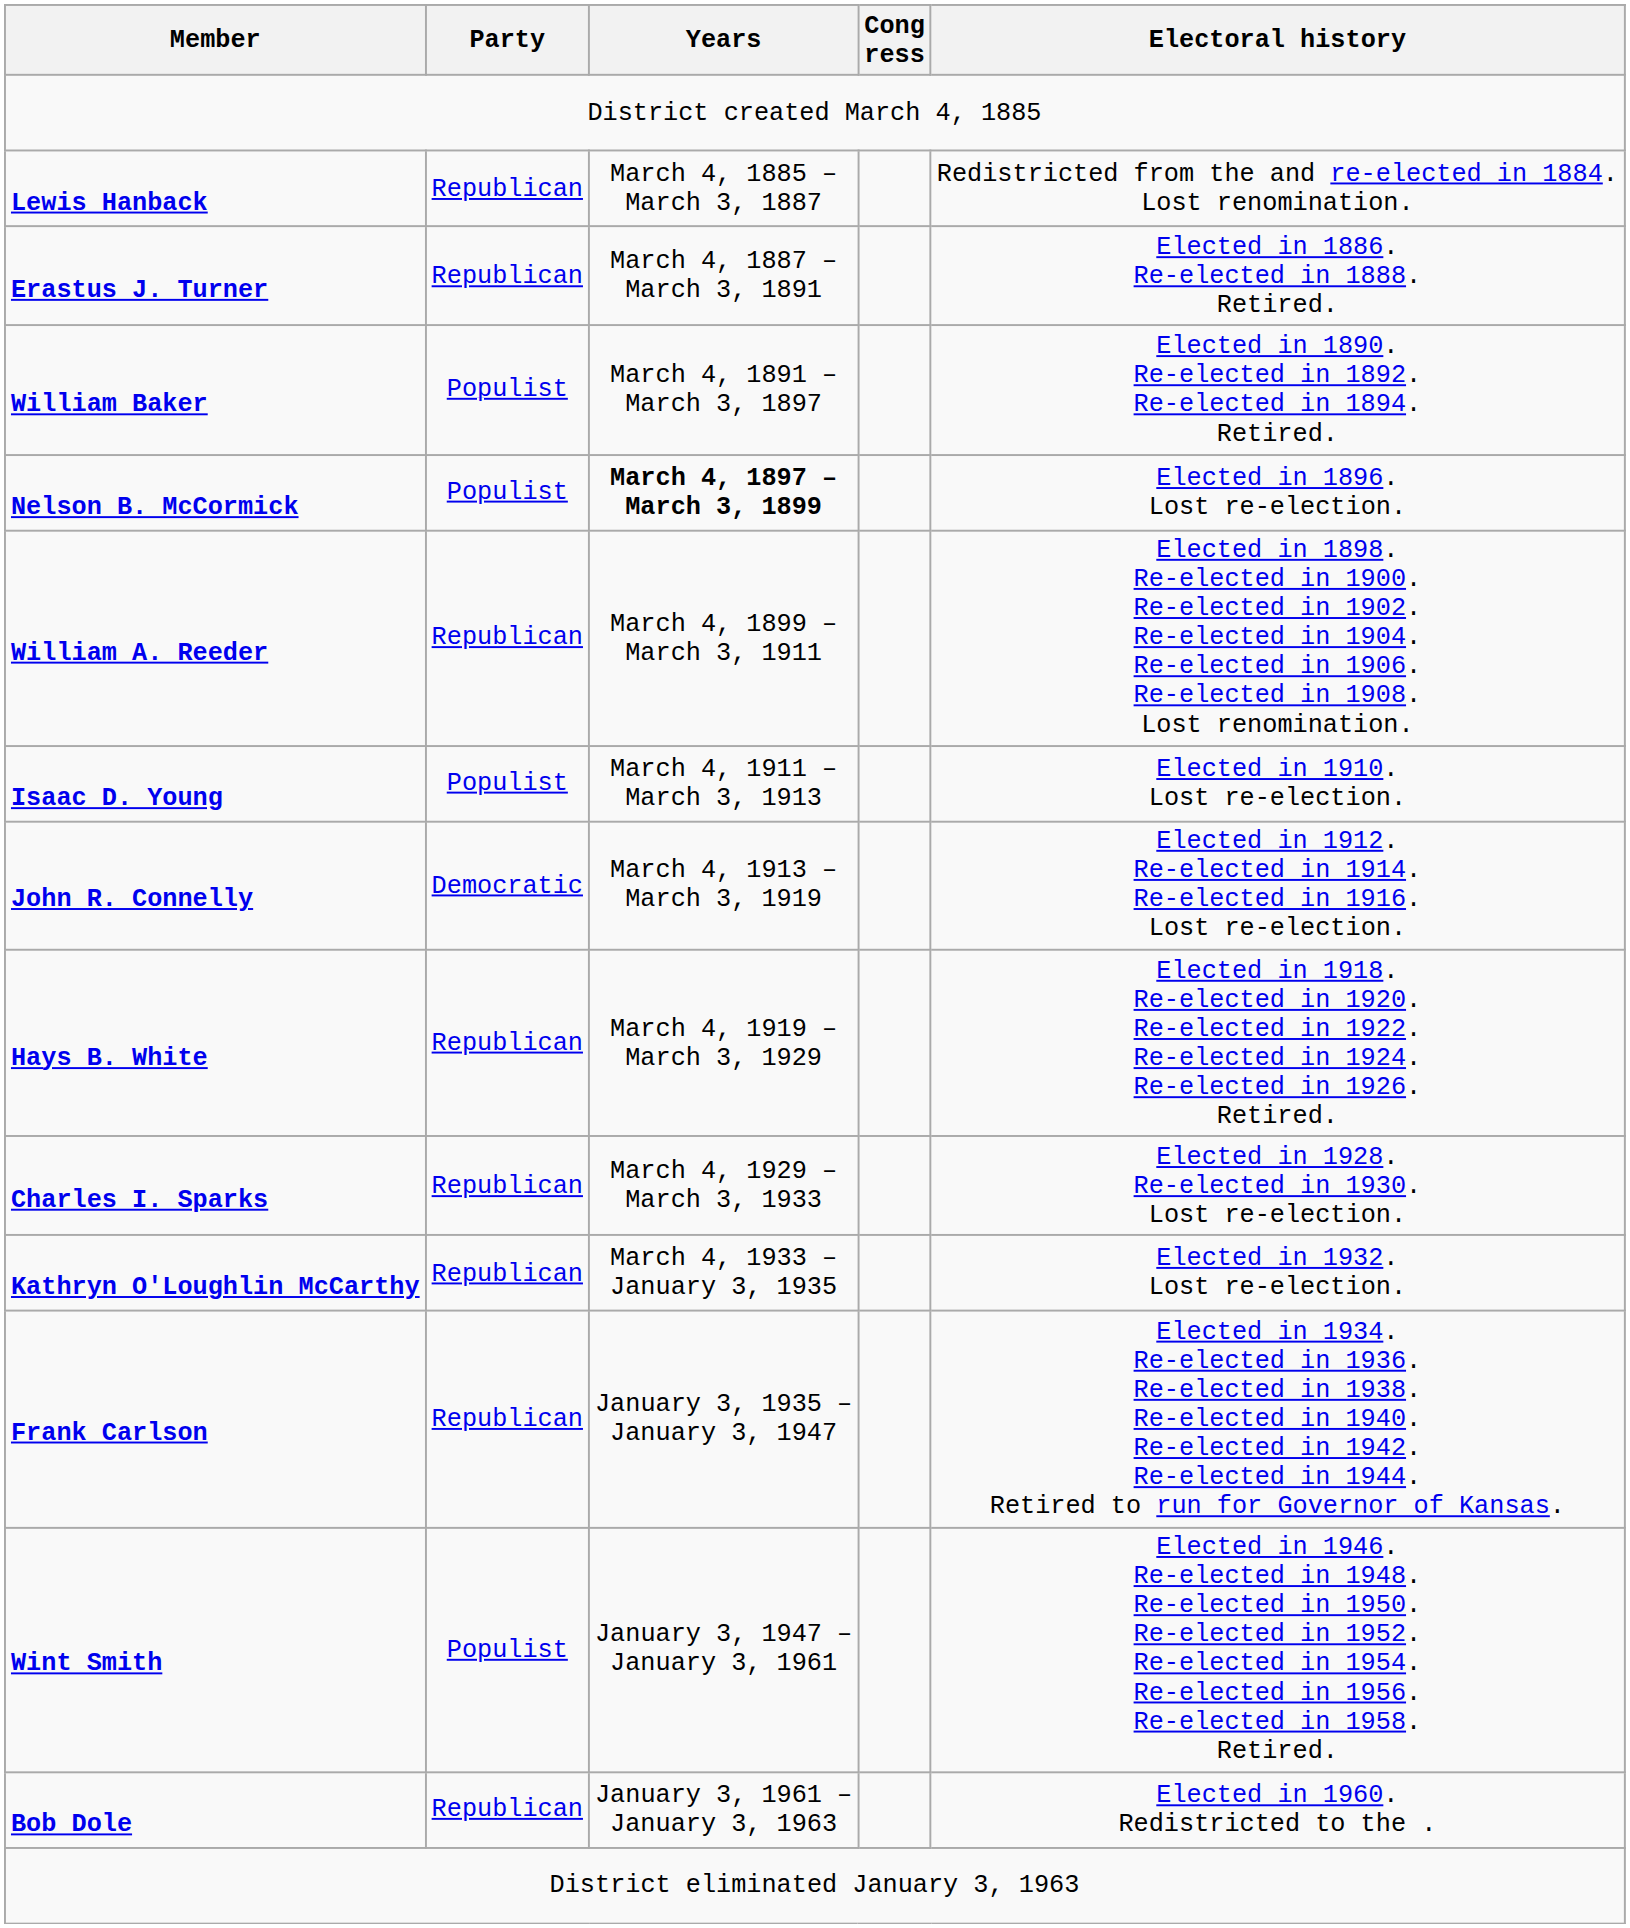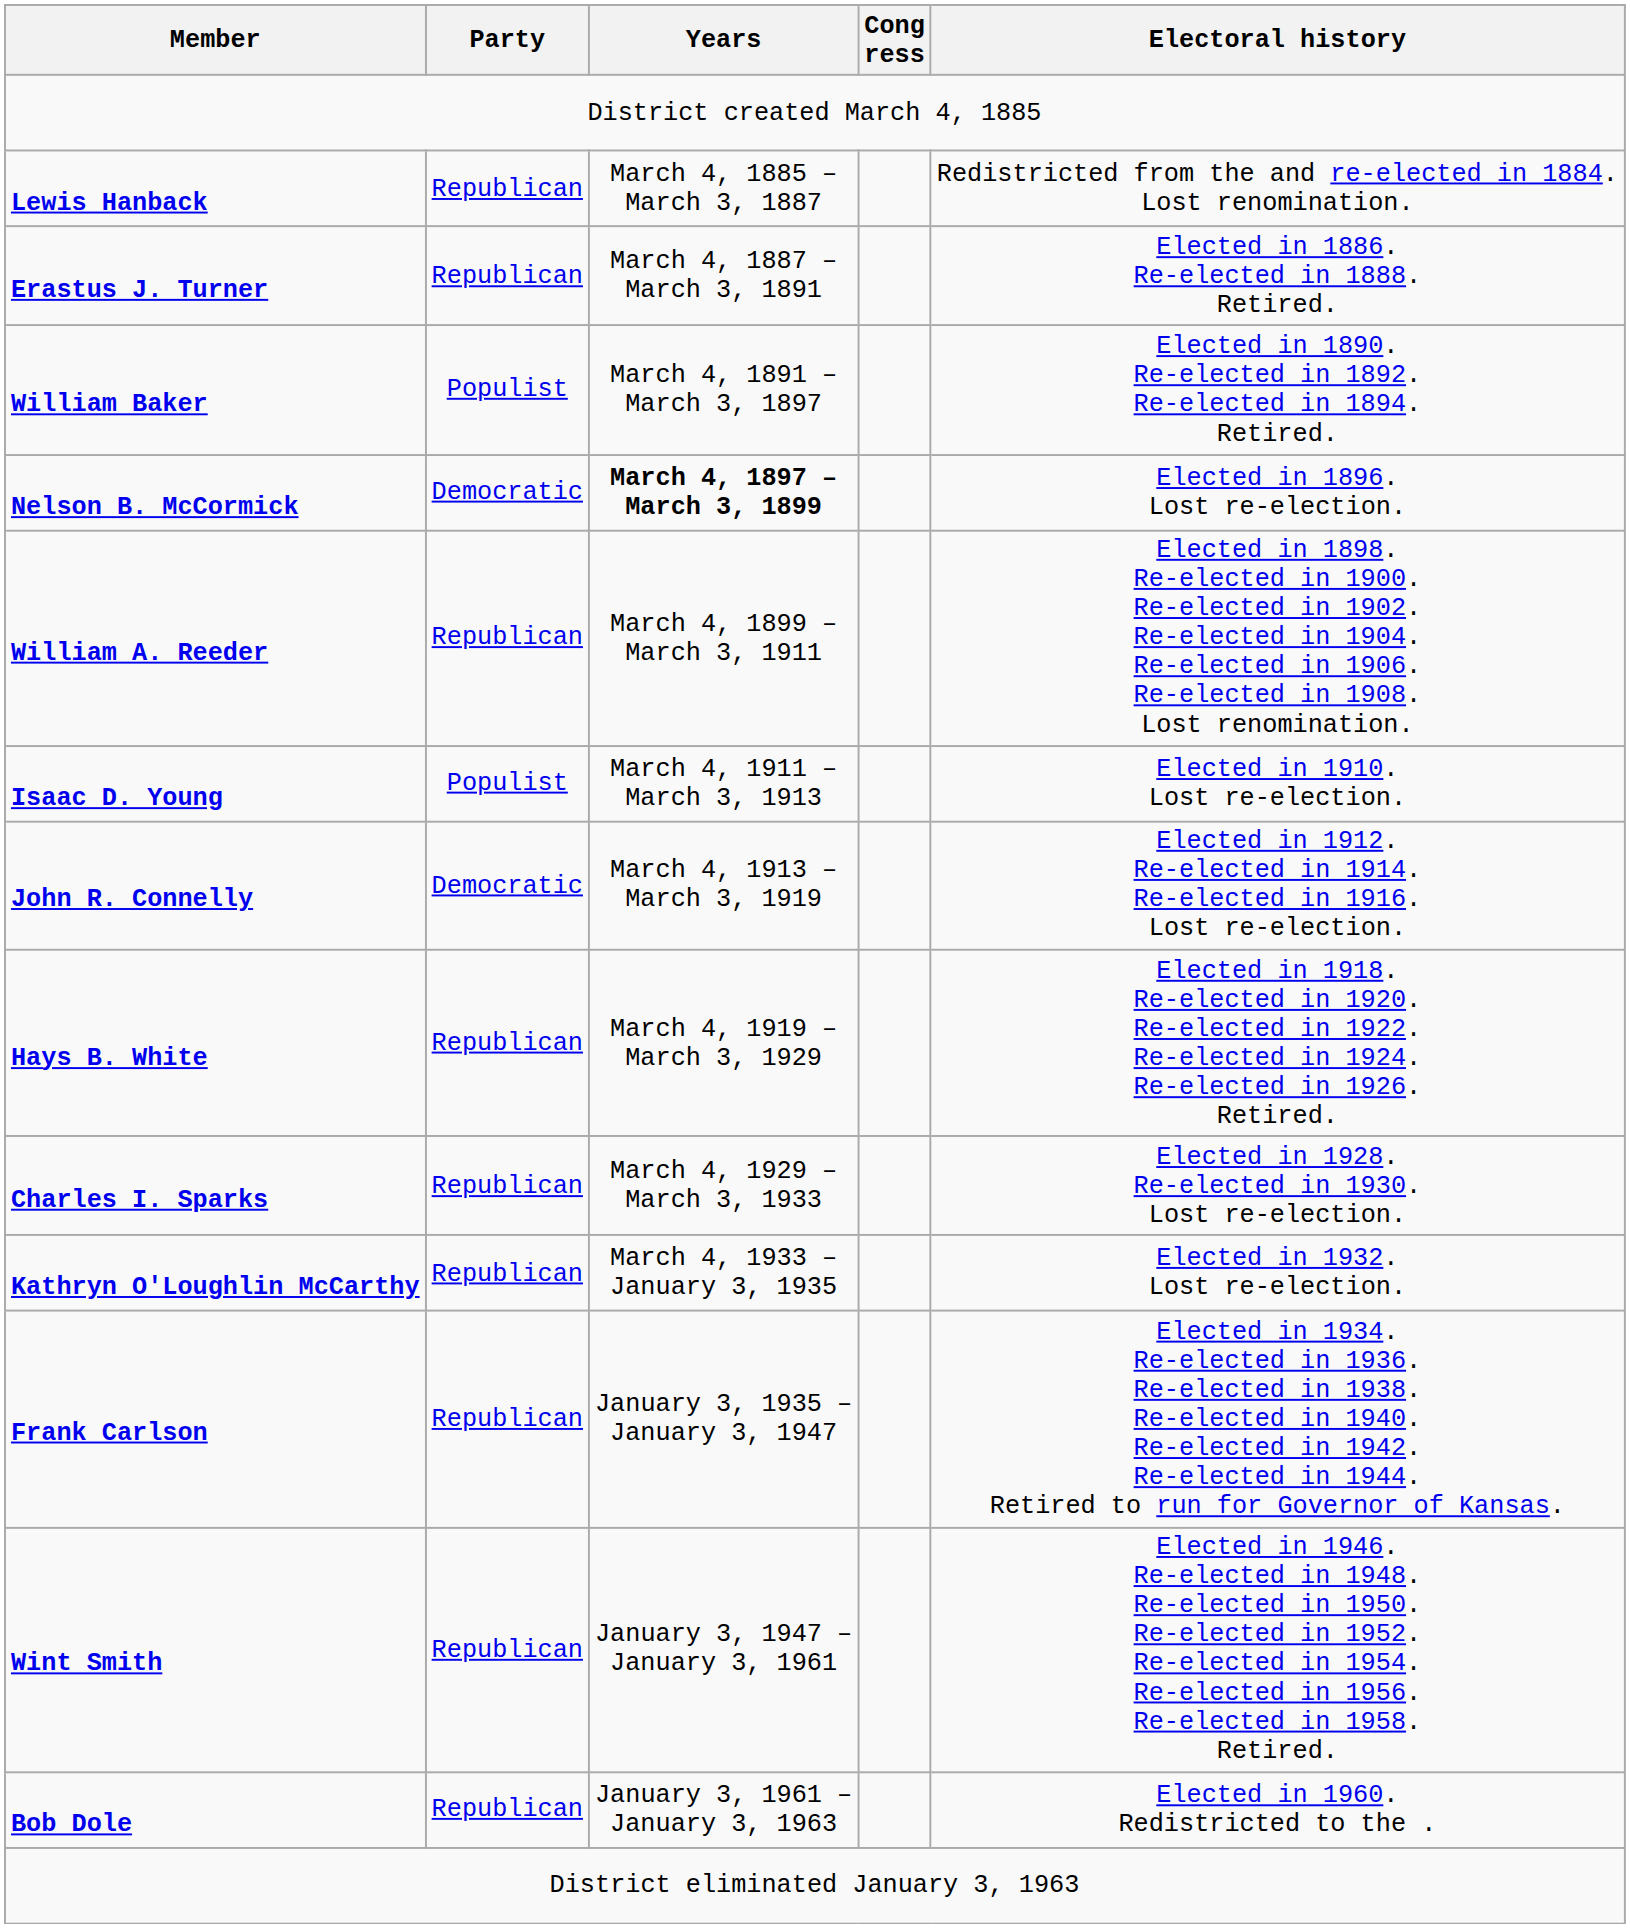(507, 492) Populist -> (507, 492) Democratic
(507, 1649) Populist -> (507, 1649) Republican
